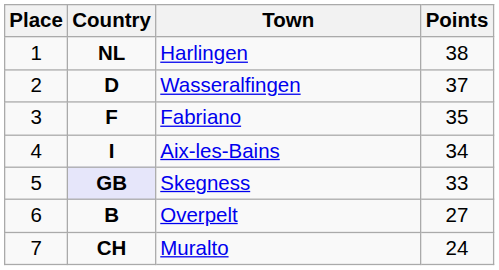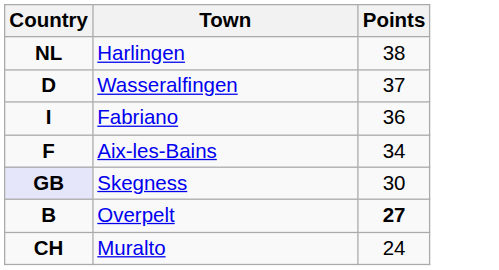- column: (36, 20)
(112, 118) F -> (49, 118) I
(457, 118) 35 -> (394, 118) 36
(112, 150) I -> (49, 150) F
(457, 183) 33 -> (394, 183) 30
(457, 215) normal -> (394, 215) bold
